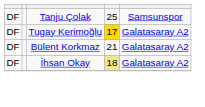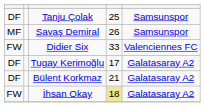+ row: (67, 32)
+ row: (67, 47)
(112, 32) gold background -> (114, 63) no background
(13, 63) DF -> (14, 94) FW
